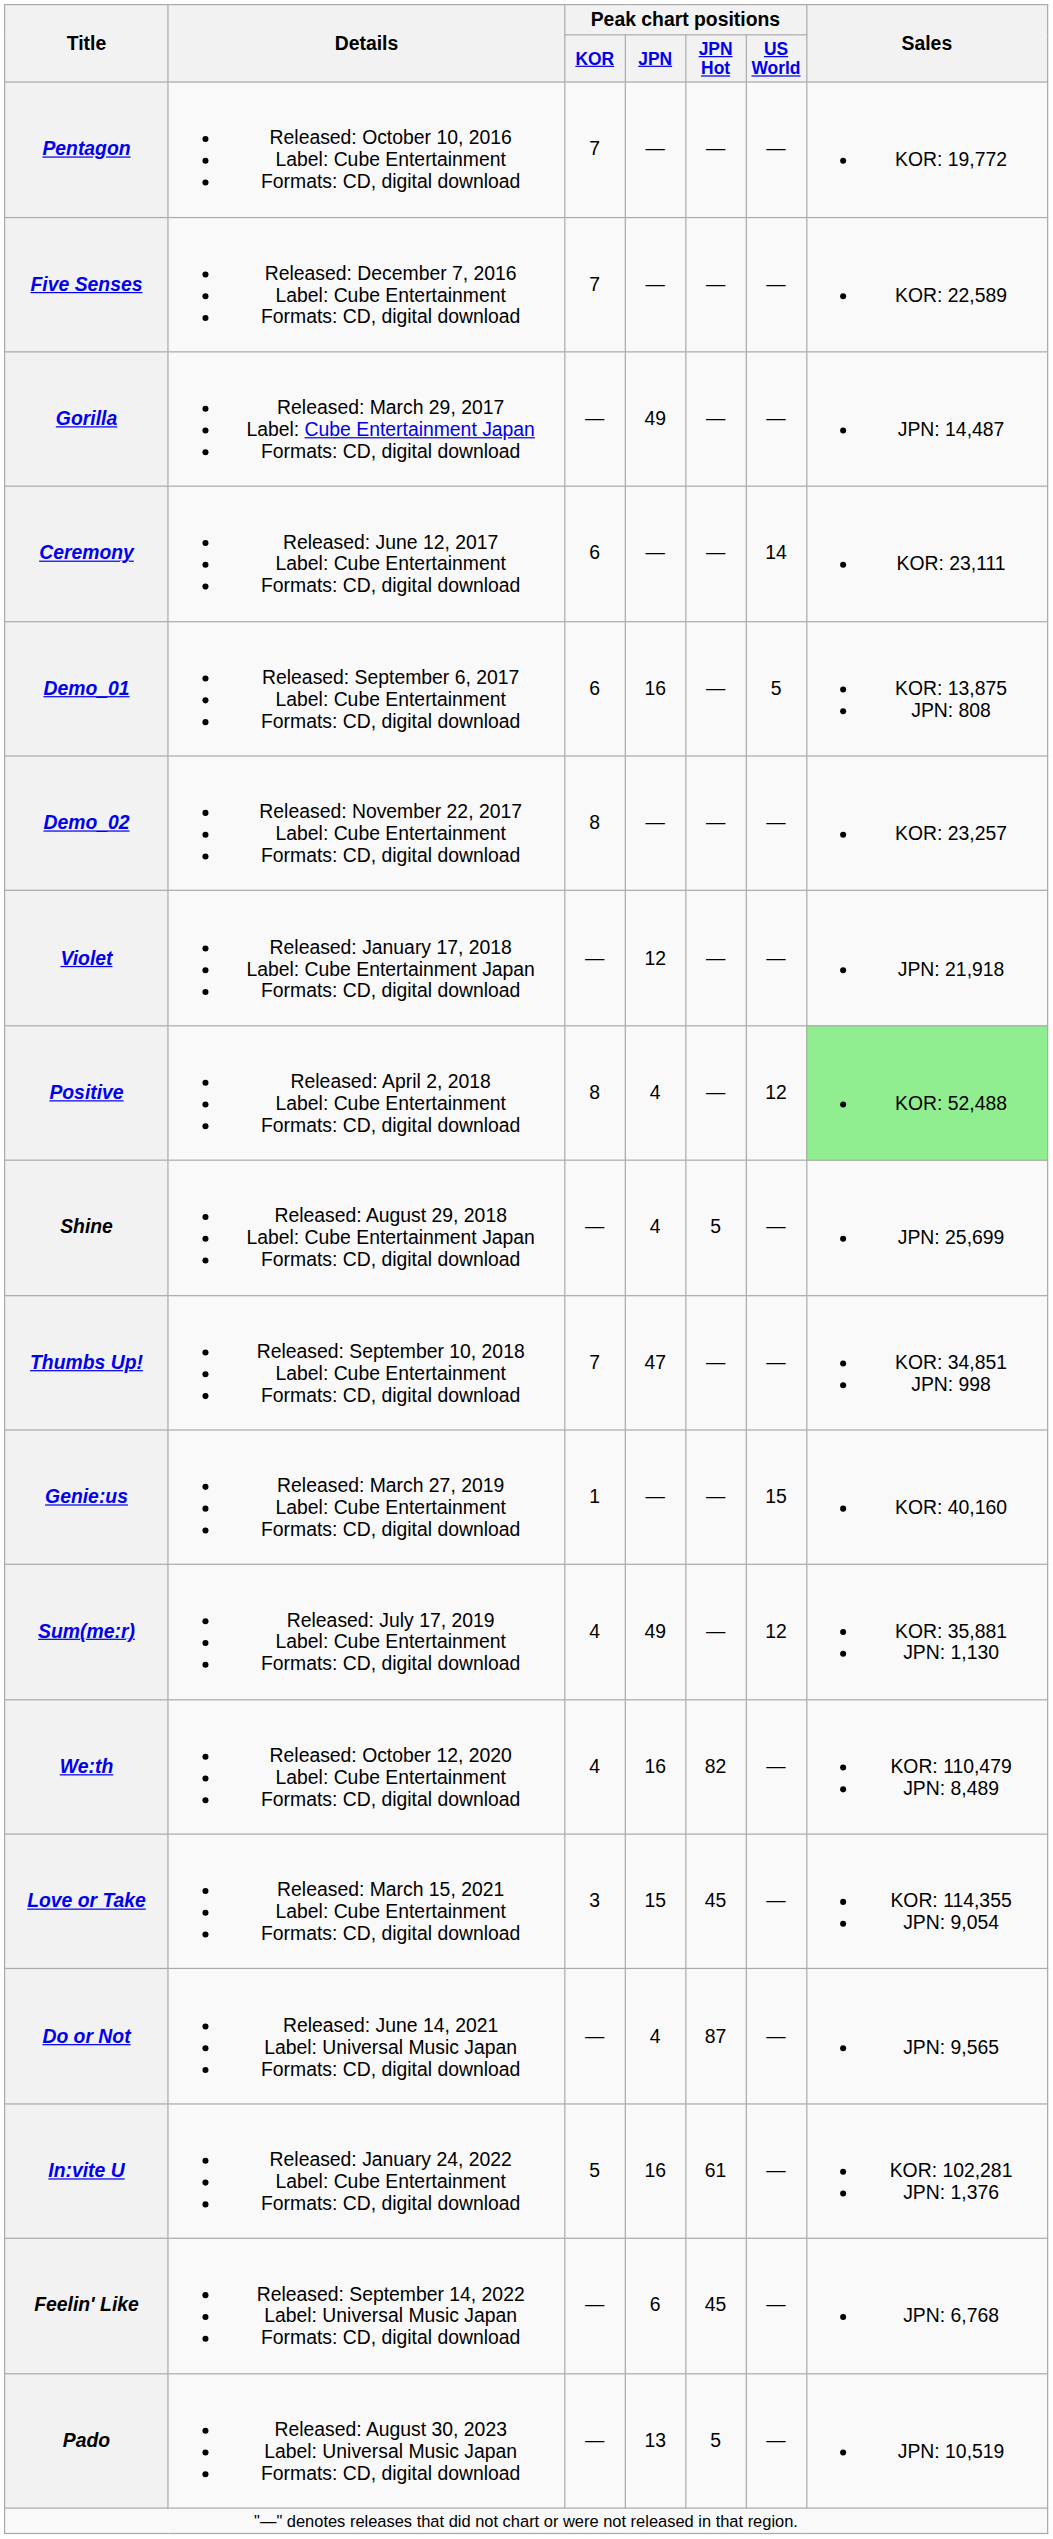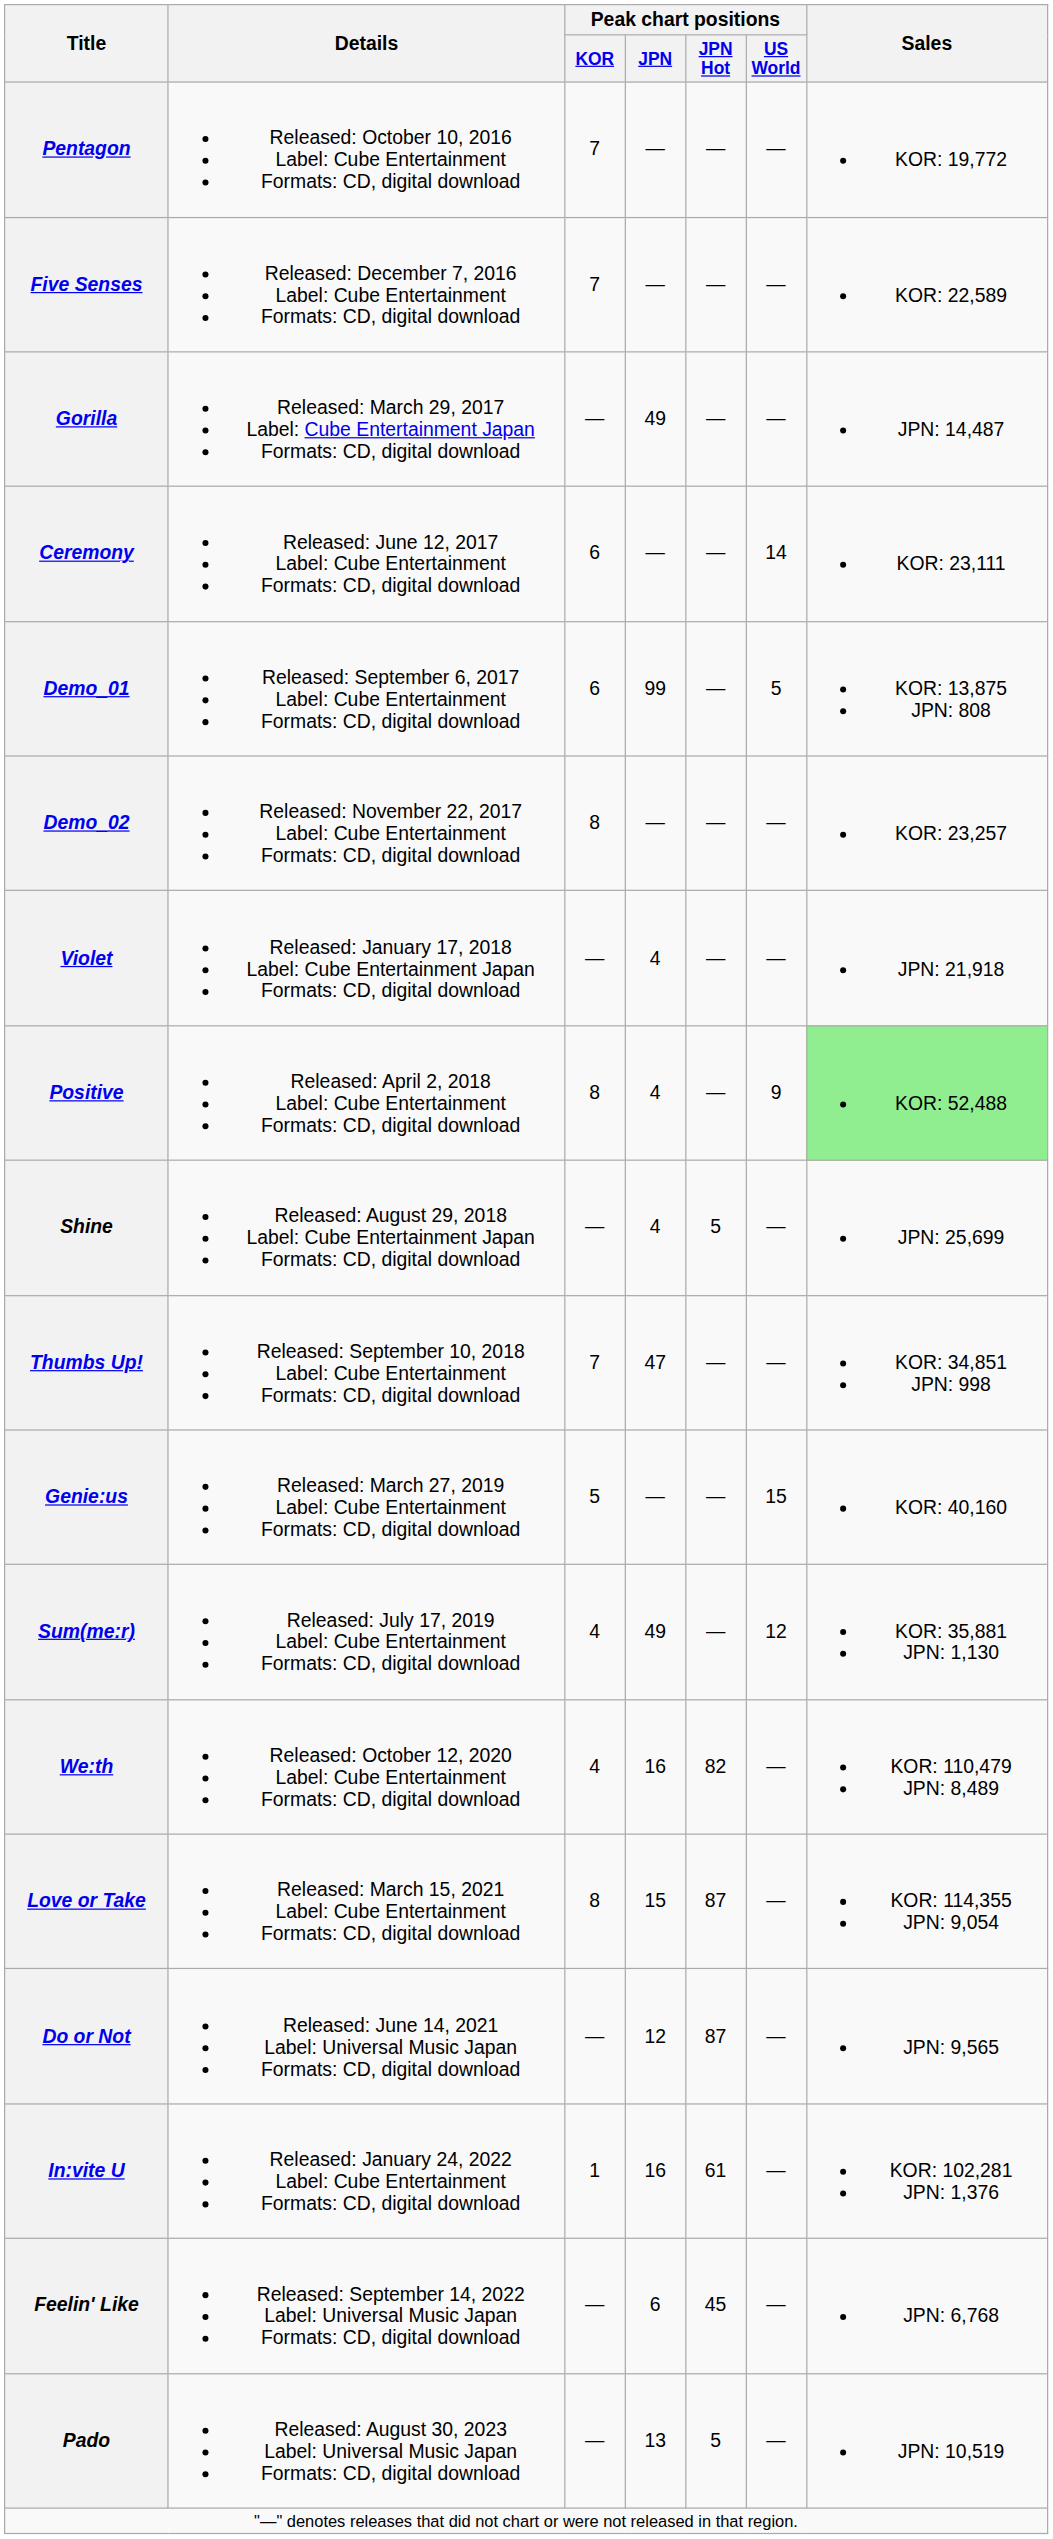(655, 688) 16 -> (655, 688) 99
(655, 958) 12 -> (655, 958) 4
(776, 1092) 12 -> (776, 1092) 9
(595, 1497) 1 -> (595, 1497) 5
(595, 1901) 3 -> (595, 1901) 8
(716, 1901) 45 -> (716, 1901) 87
(655, 2036) 4 -> (655, 2036) 12
(595, 2170) 5 -> (595, 2170) 1
